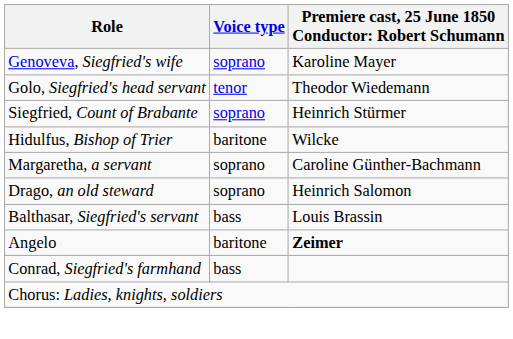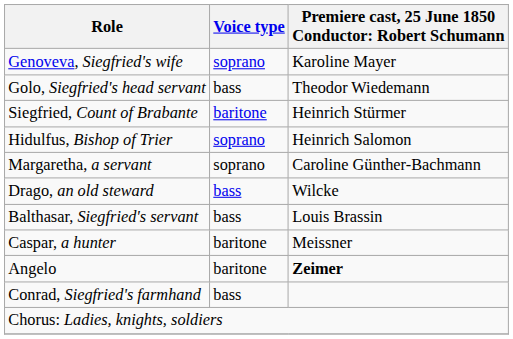(230, 87) tenor -> (227, 87) bass
(239, 113) soprano -> (240, 113) baritone
(240, 139) baritone -> (239, 139) soprano
(316, 139) Wilcke -> (352, 139) Heinrich Salomon
(239, 191) soprano -> (227, 191) bass
(352, 191) Heinrich Salomon -> (316, 191) Wilcke
+ row: (62, 242)
